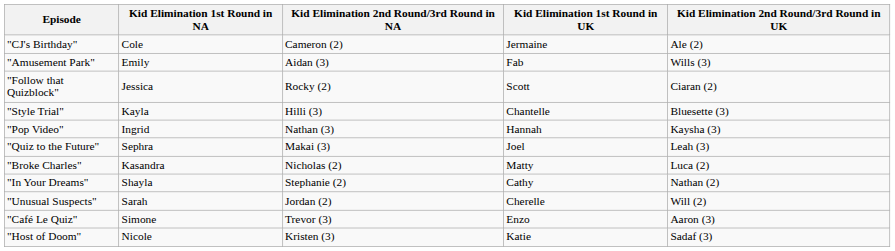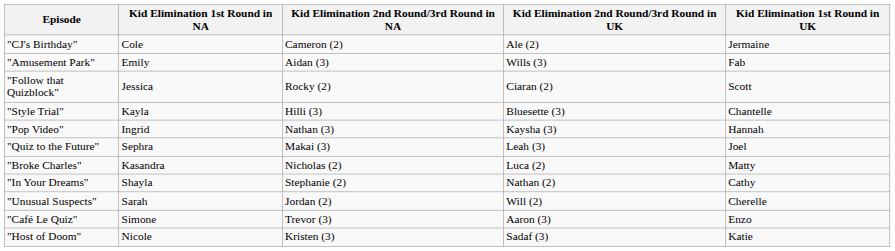columns swapped: (586, 19) <-> (779, 19)
